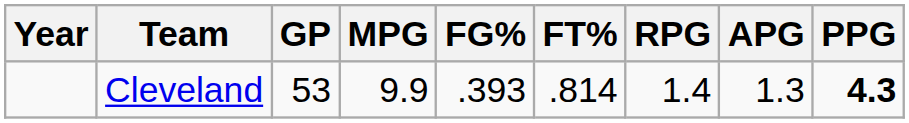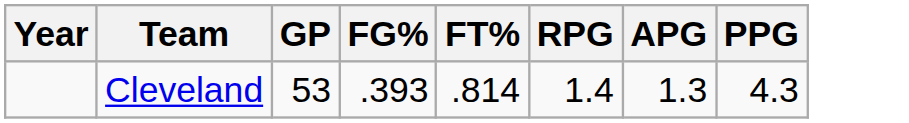- column: (388, 34)
(872, 90) bold -> (774, 90) normal
